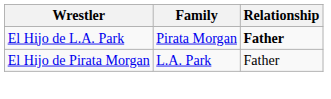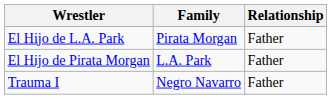(264, 37) bold -> (266, 37) normal
+ row: (33, 82)
